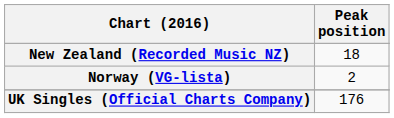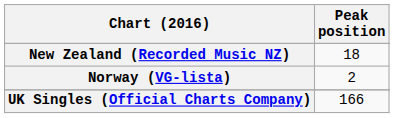(352, 101) 176 -> (352, 101) 166
